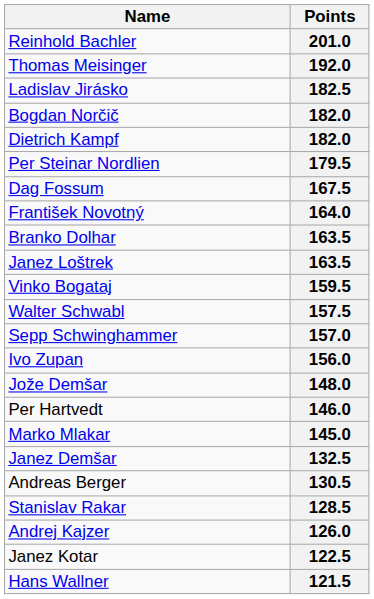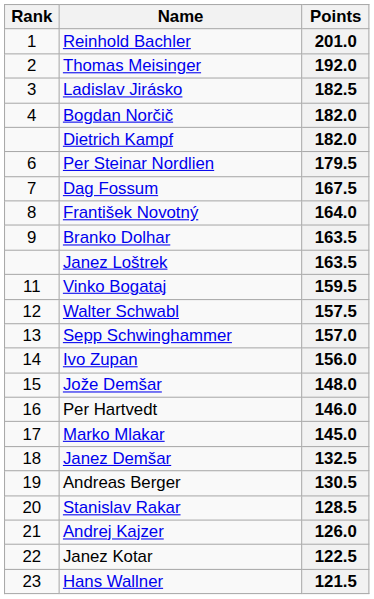+ column: (32, 16)
